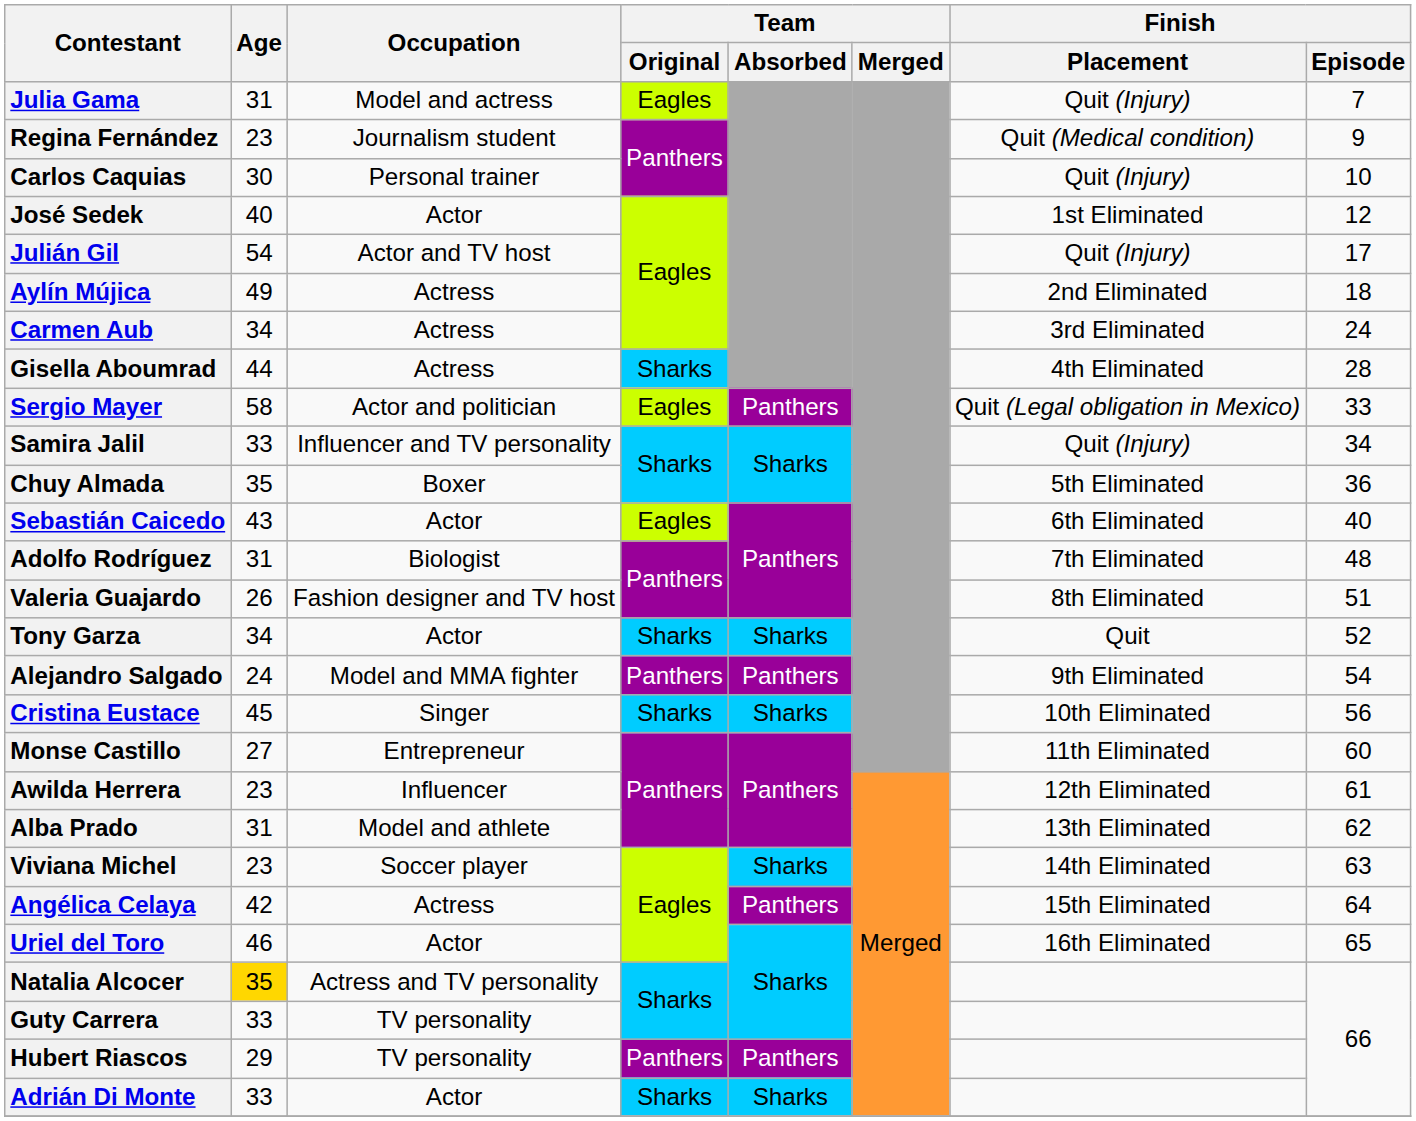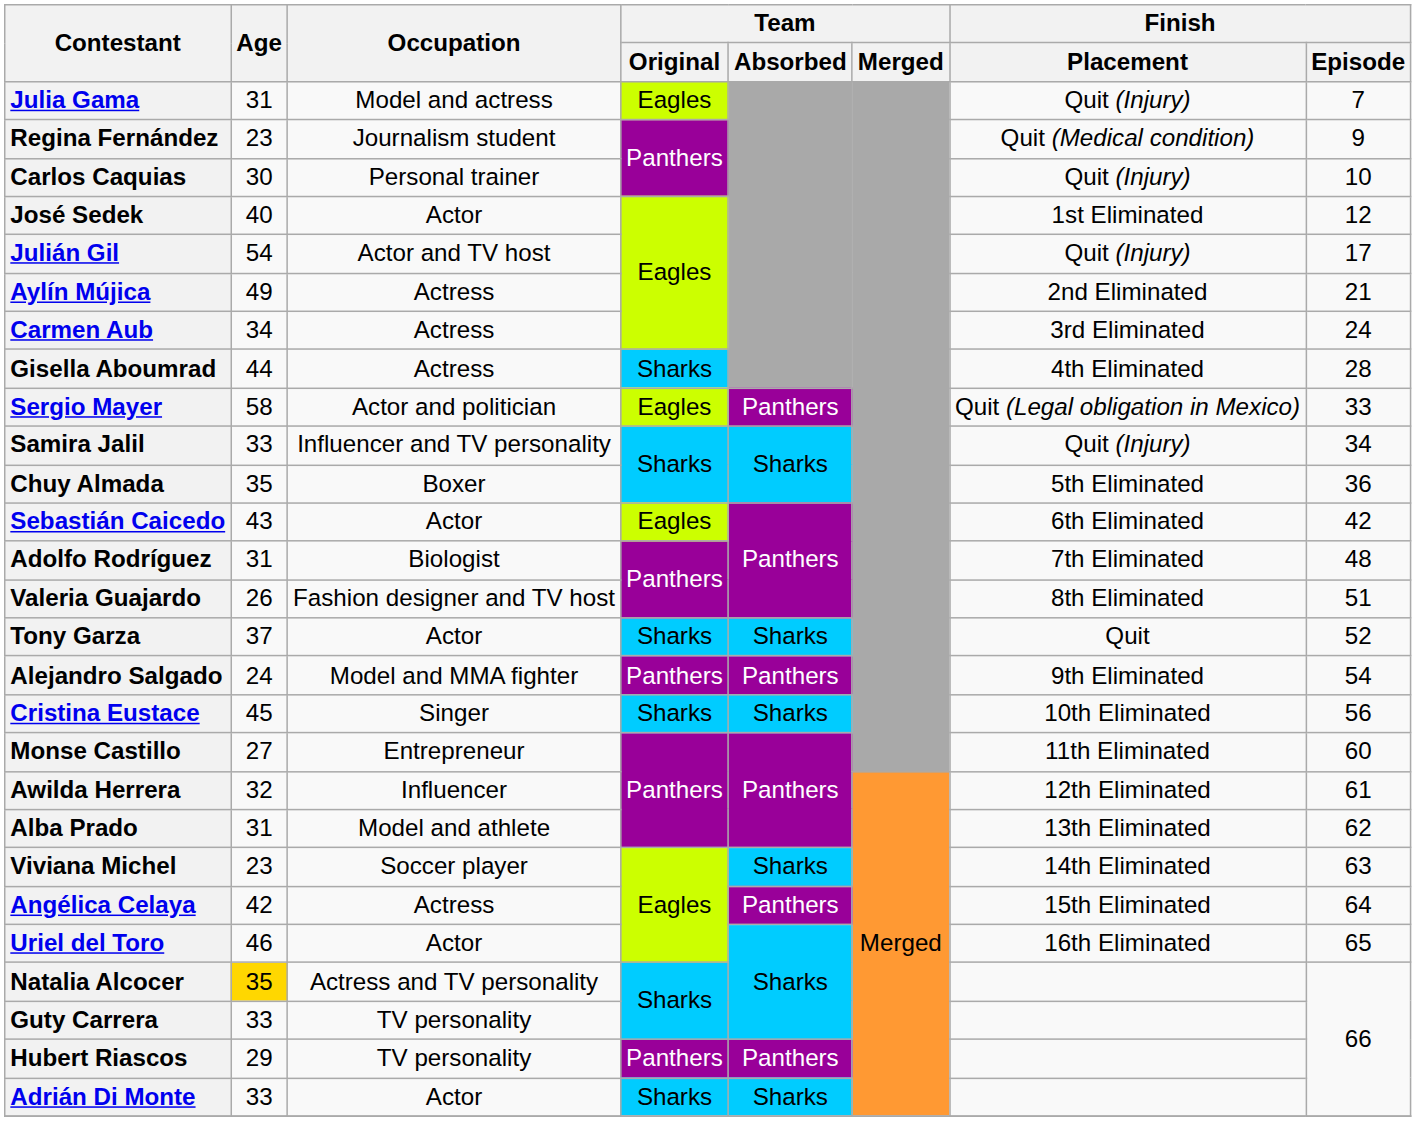(1358, 291) 18 -> (1358, 291) 21
(1358, 521) 40 -> (1358, 521) 42
(259, 636) 34 -> (259, 636) 37
(259, 789) 23 -> (259, 789) 32
